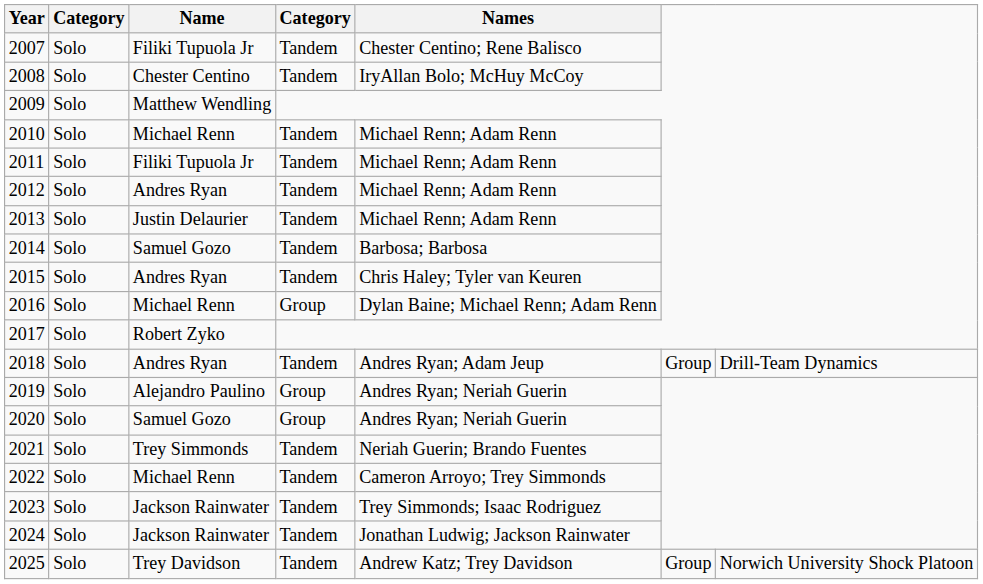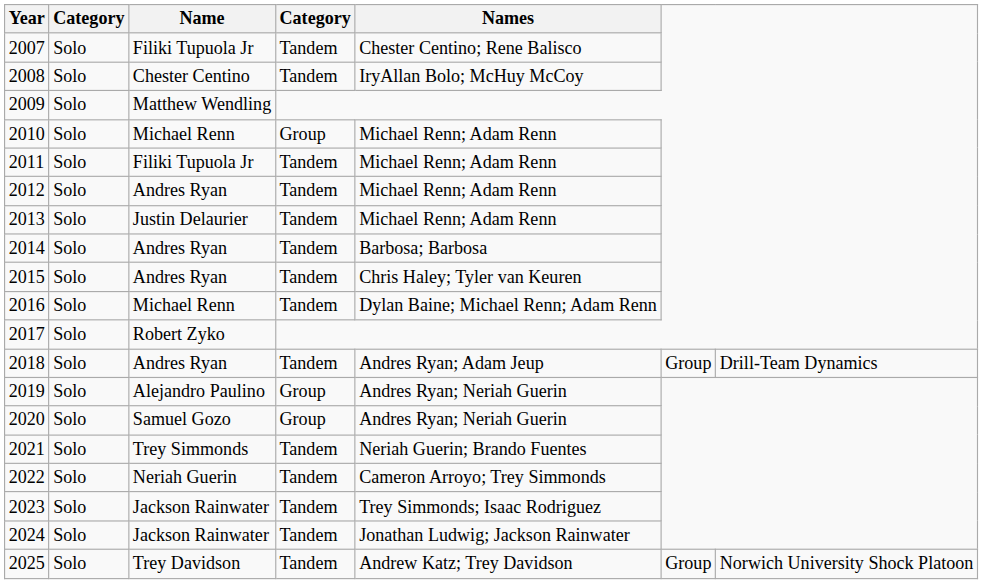(308, 133) Tandem -> (303, 133) Group
(182, 248) Samuel Gozo -> (180, 248) Andres Ryan
(303, 305) Group -> (308, 305) Tandem
(184, 477) Michael Renn -> (185, 477) Neriah Guerin
